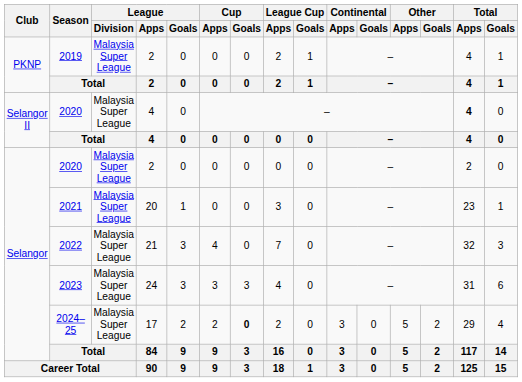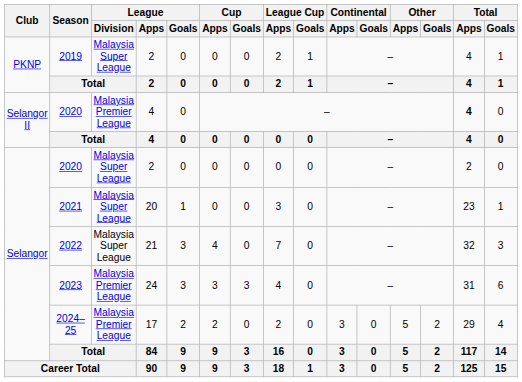(114, 112) Malaysia Super League -> (114, 112) Malaysia Premier League
(114, 285) Malaysia Super League -> (114, 285) Malaysia Premier League
(114, 324) Malaysia Super League -> (114, 324) Malaysia Premier League
(247, 324) bold -> (247, 324) normal
